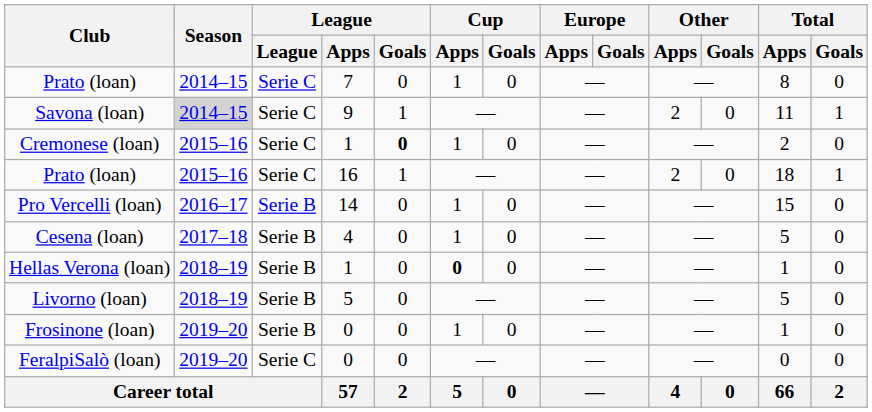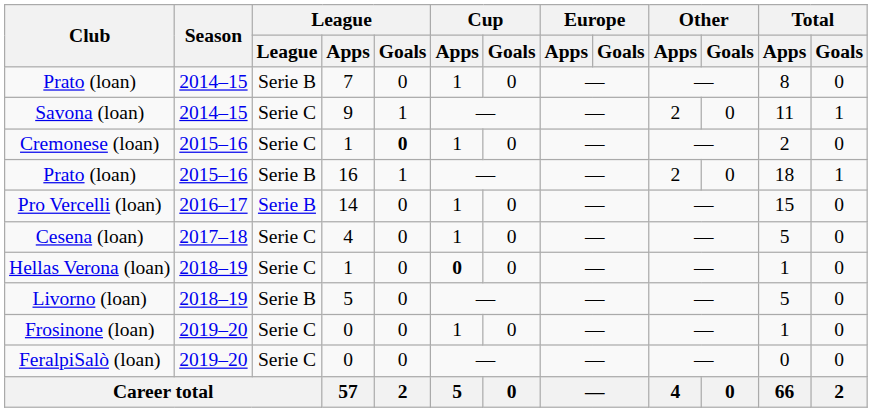(287, 81) Serie C -> (287, 81) Serie B
(213, 112) lightgrey background -> (213, 112) no background
(287, 174) Serie C -> (287, 174) Serie B
(287, 236) Serie B -> (287, 236) Serie C
(287, 267) Serie B -> (287, 267) Serie C
(287, 329) Serie B -> (287, 329) Serie C
